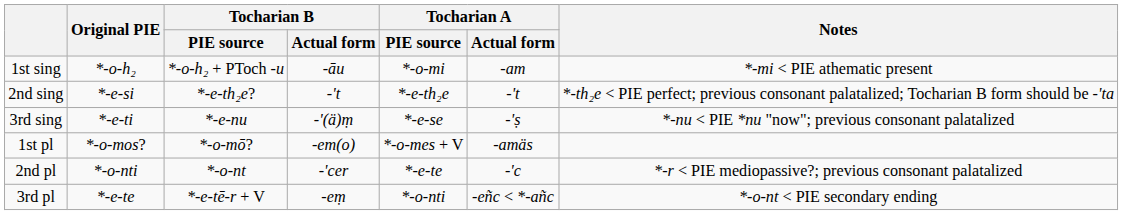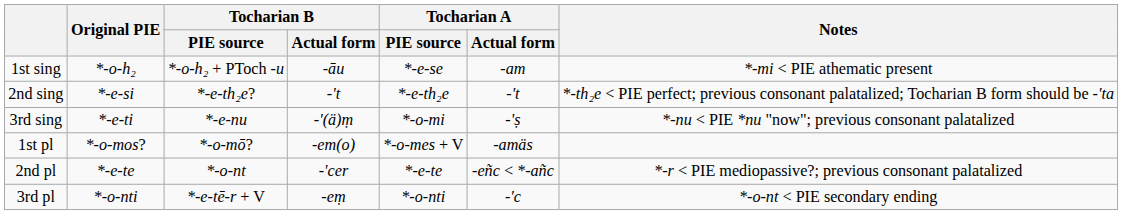(423, 68) *-o-mi -> (423, 68) *-e-se
(423, 119) *-e-se -> (423, 119) *-o-mi
(116, 171) *-o-nti -> (116, 171) *-e-te
(513, 171) -'c -> (513, 171) -eñc < *-añc
(116, 196) *-e-te -> (116, 196) *-o-nti
(513, 196) -eñc < *-añc -> (513, 196) -'c
